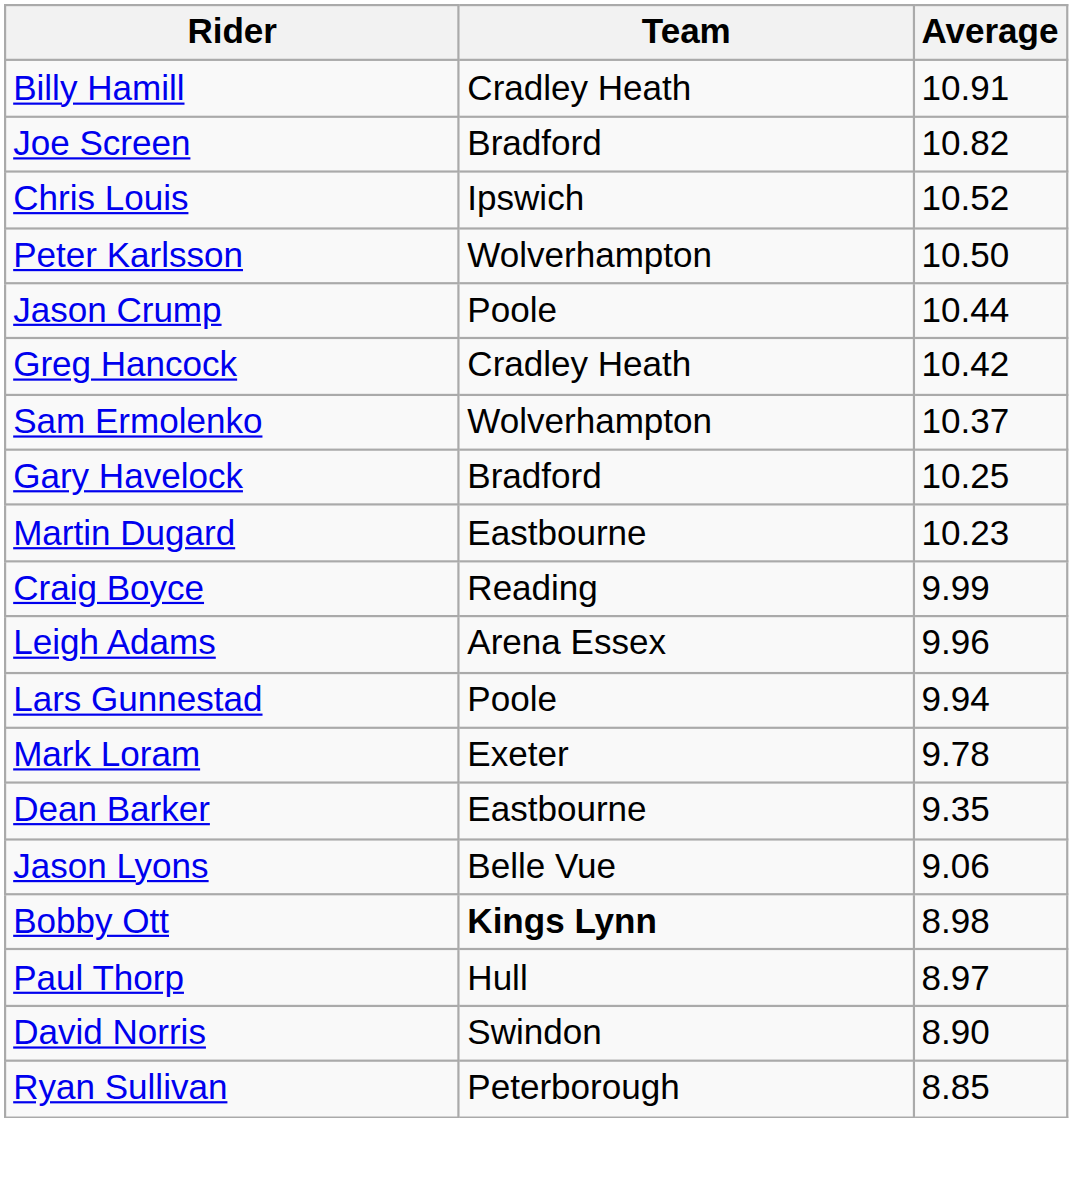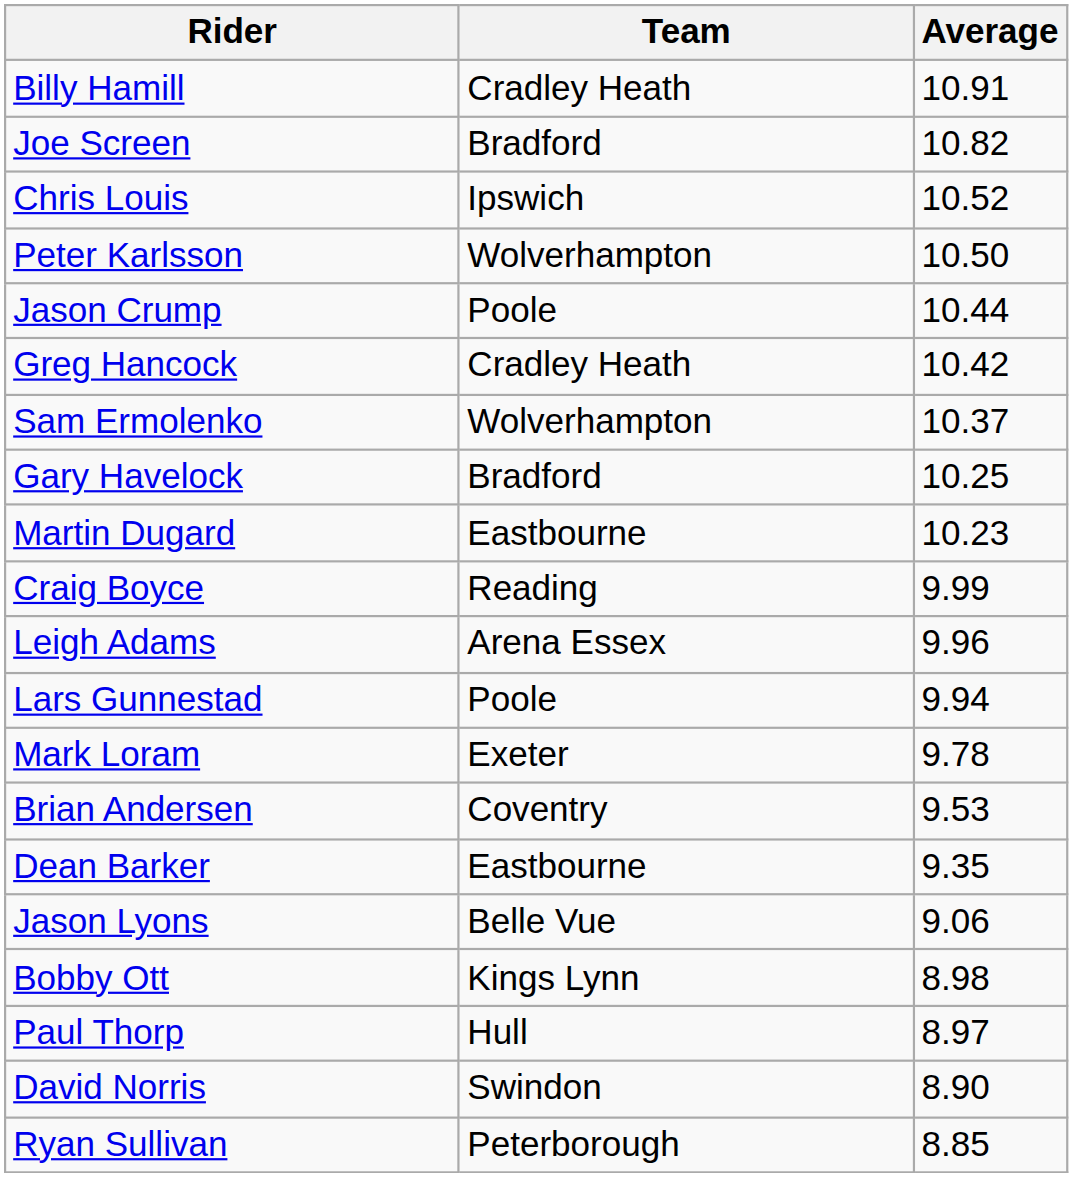+ row: (133, 810)
(562, 921) bold -> (553, 976) normal
